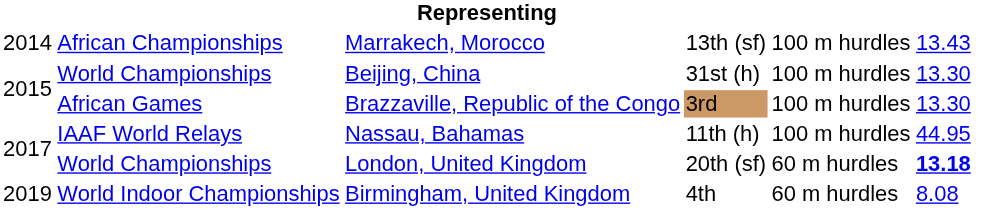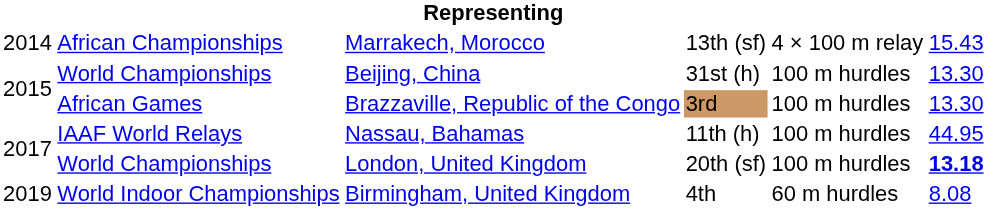(841, 43) 100 m hurdles -> (847, 43) 4 × 100 m relay
(943, 43) 13.43 -> (956, 43) 15.43
(835, 163) 60 m hurdles -> (841, 163) 100 m hurdles
